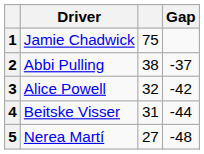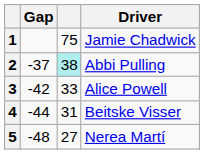columns swapped: (79, 16) <-> (181, 16)
(150, 64) no background -> (69, 64) paleturquoise background
(150, 88) 32 -> (69, 88) 33
